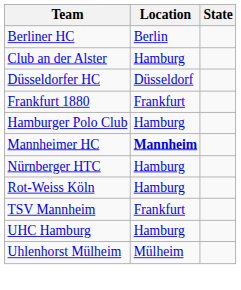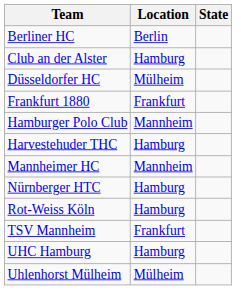(164, 79) Düsseldorf -> (159, 79) Mülheim
(159, 123) Hamburg -> (163, 123) Mannheim
+ row: (62, 144)
(165, 144) bold -> (163, 166) normal
